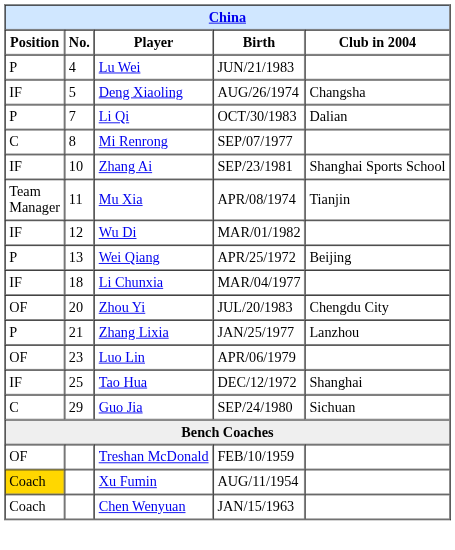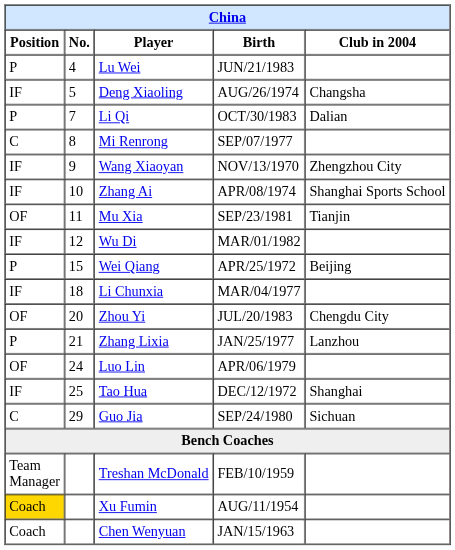+ row: (141, 166)
(255, 166) SEP/23/1981 -> (257, 191) APR/08/1974
(35, 199) Team Manager -> (18, 216) OF
(257, 199) APR/08/1974 -> (255, 216) SEP/23/1981
(76, 257) 13 -> (76, 266) 15
(76, 357) 23 -> (76, 366) 24
(18, 457) OF -> (35, 473) Team Manager
